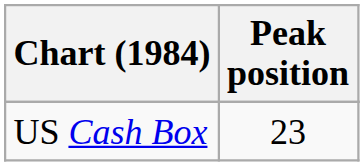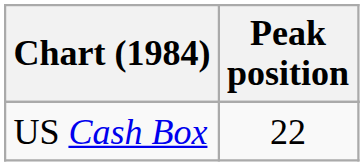(288, 130) 23 -> (288, 130) 22
